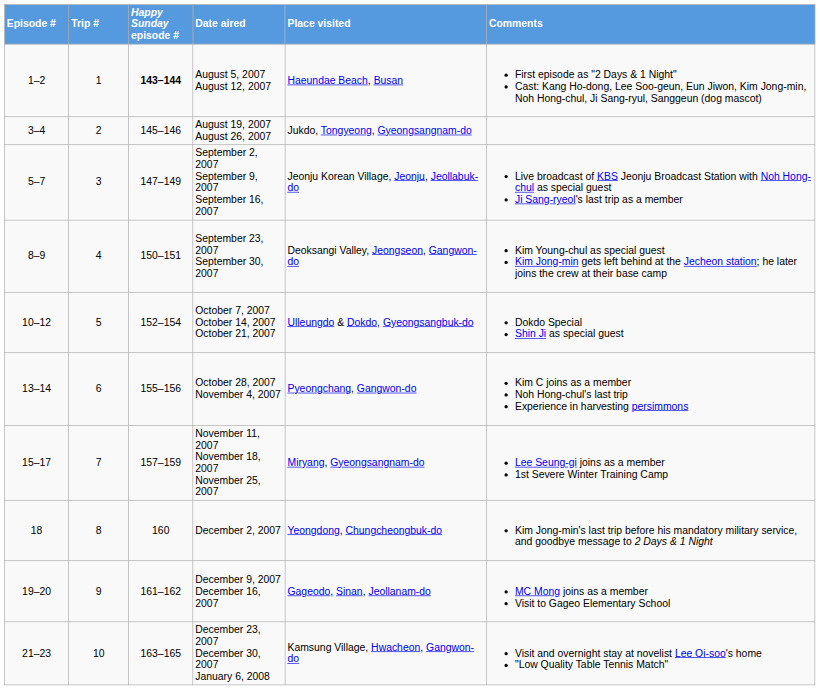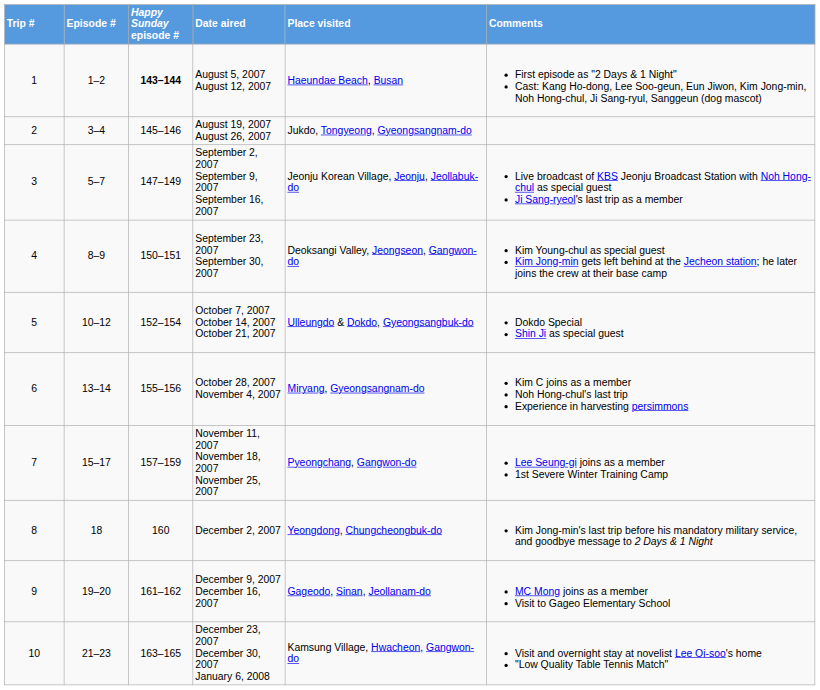columns swapped: (85, 24) <-> (31, 24)
(352, 389) Pyeongchang, Gangwon-do -> (356, 389) Miryang, Gyeongsangnam-do
(356, 462) Miryang, Gyeongsangnam-do -> (352, 462) Pyeongchang, Gangwon-do
